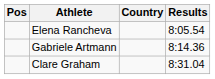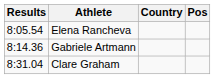columns swapped: (17, 13) <-> (188, 13)
